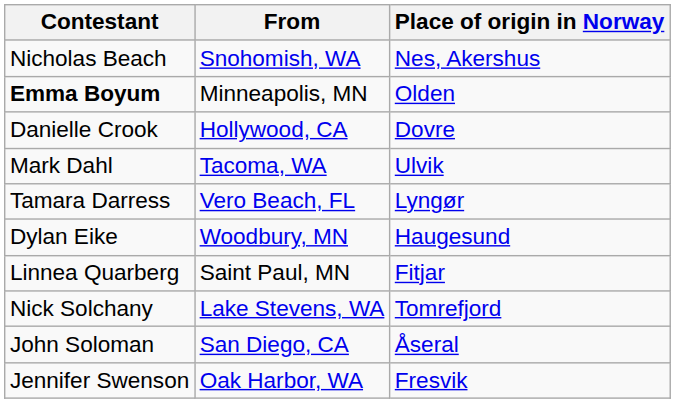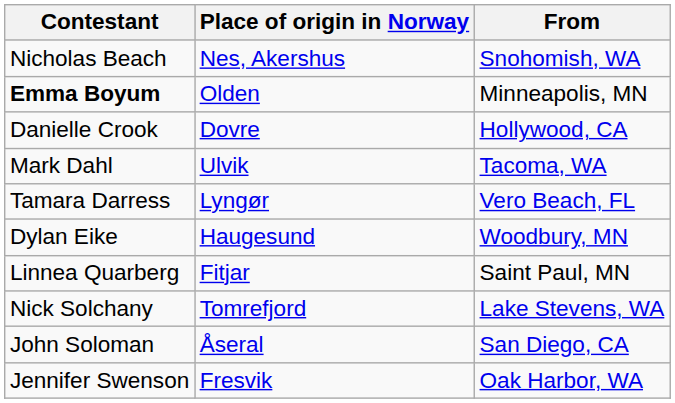columns swapped: (292, 22) <-> (530, 22)
